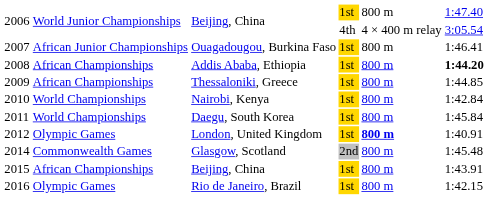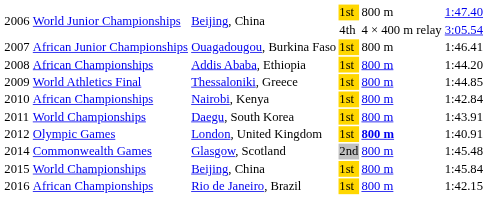(464, 64) bold -> (464, 64) normal
(93, 82) African Championships -> (87, 82) World Athletics Final
(89, 99) World Championships -> (93, 99) African Championships
(464, 116) 1:45.84 -> (464, 116) 1:43.91
(93, 169) African Championships -> (89, 169) World Championships
(464, 169) 1:43.91 -> (464, 169) 1:45.84
(74, 186) Olympic Games -> (93, 186) African Championships
